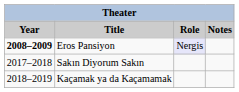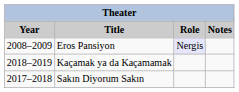(29, 46) bold -> (29, 46) normal
rows swapped: (100, 63) <-> (114, 79)
